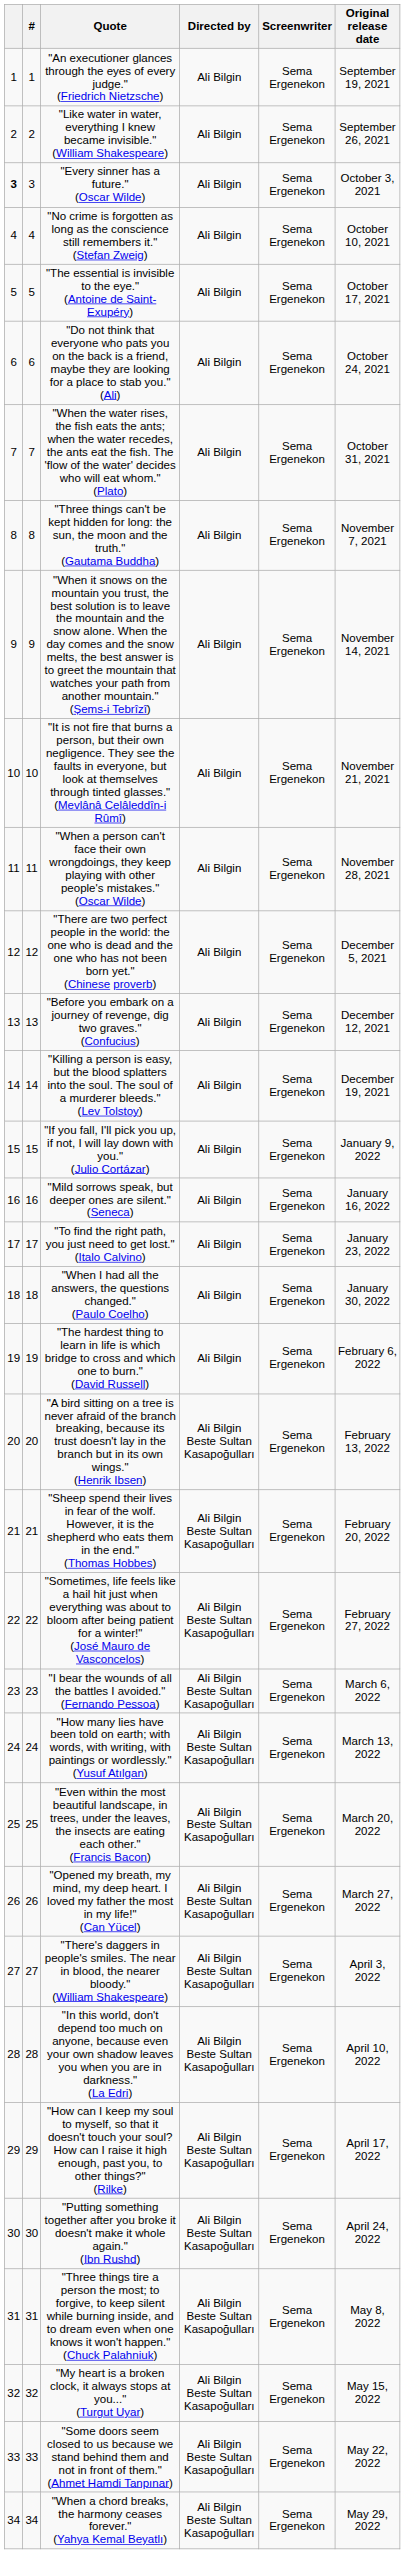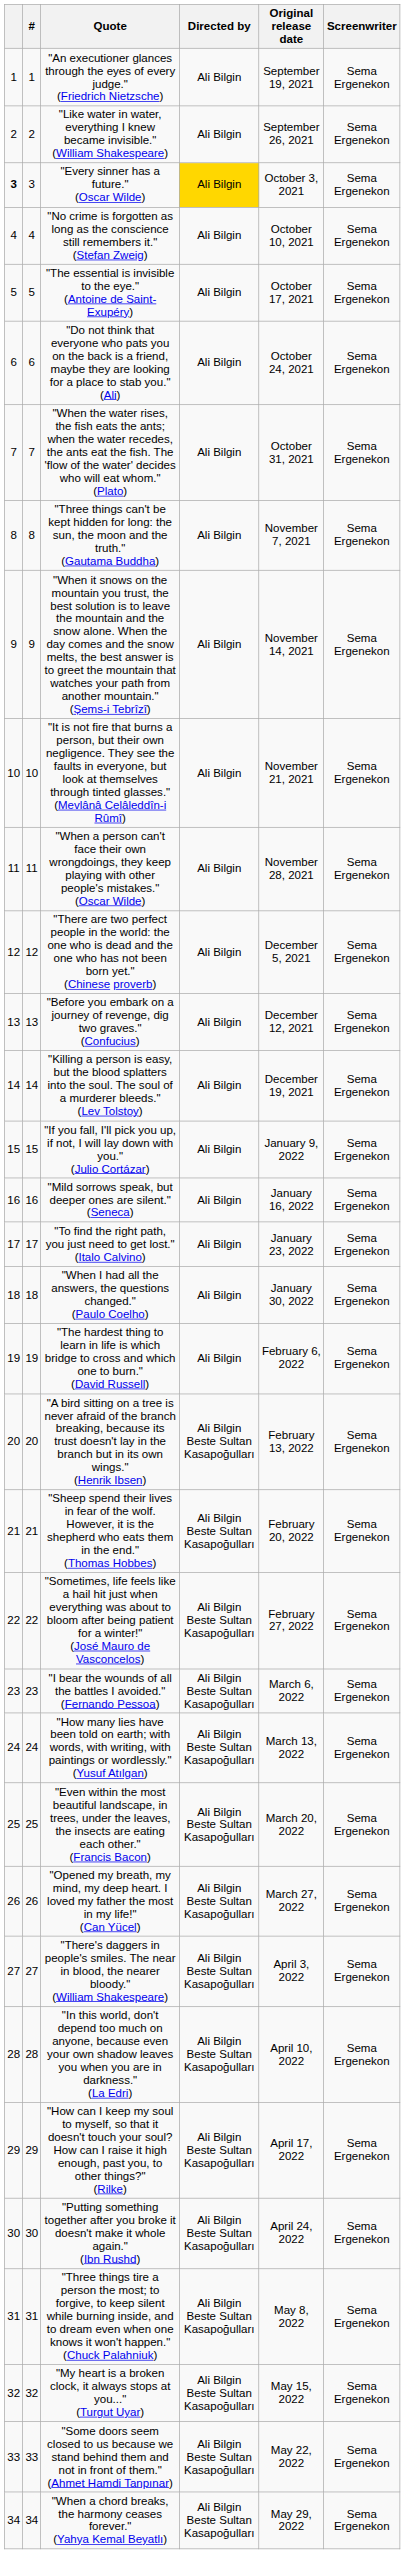columns swapped: (297, 26) <-> (367, 26)
(219, 185) no background -> (219, 185) gold background
